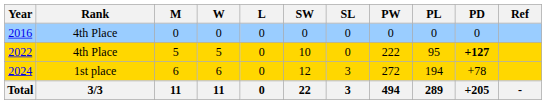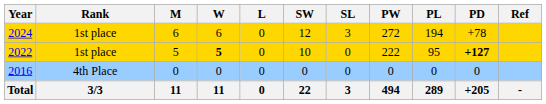rows swapped: (20, 33) <-> (20, 71)
(95, 52) 4th Place -> (95, 52) 1st place
(219, 52) normal -> (219, 52) bold
